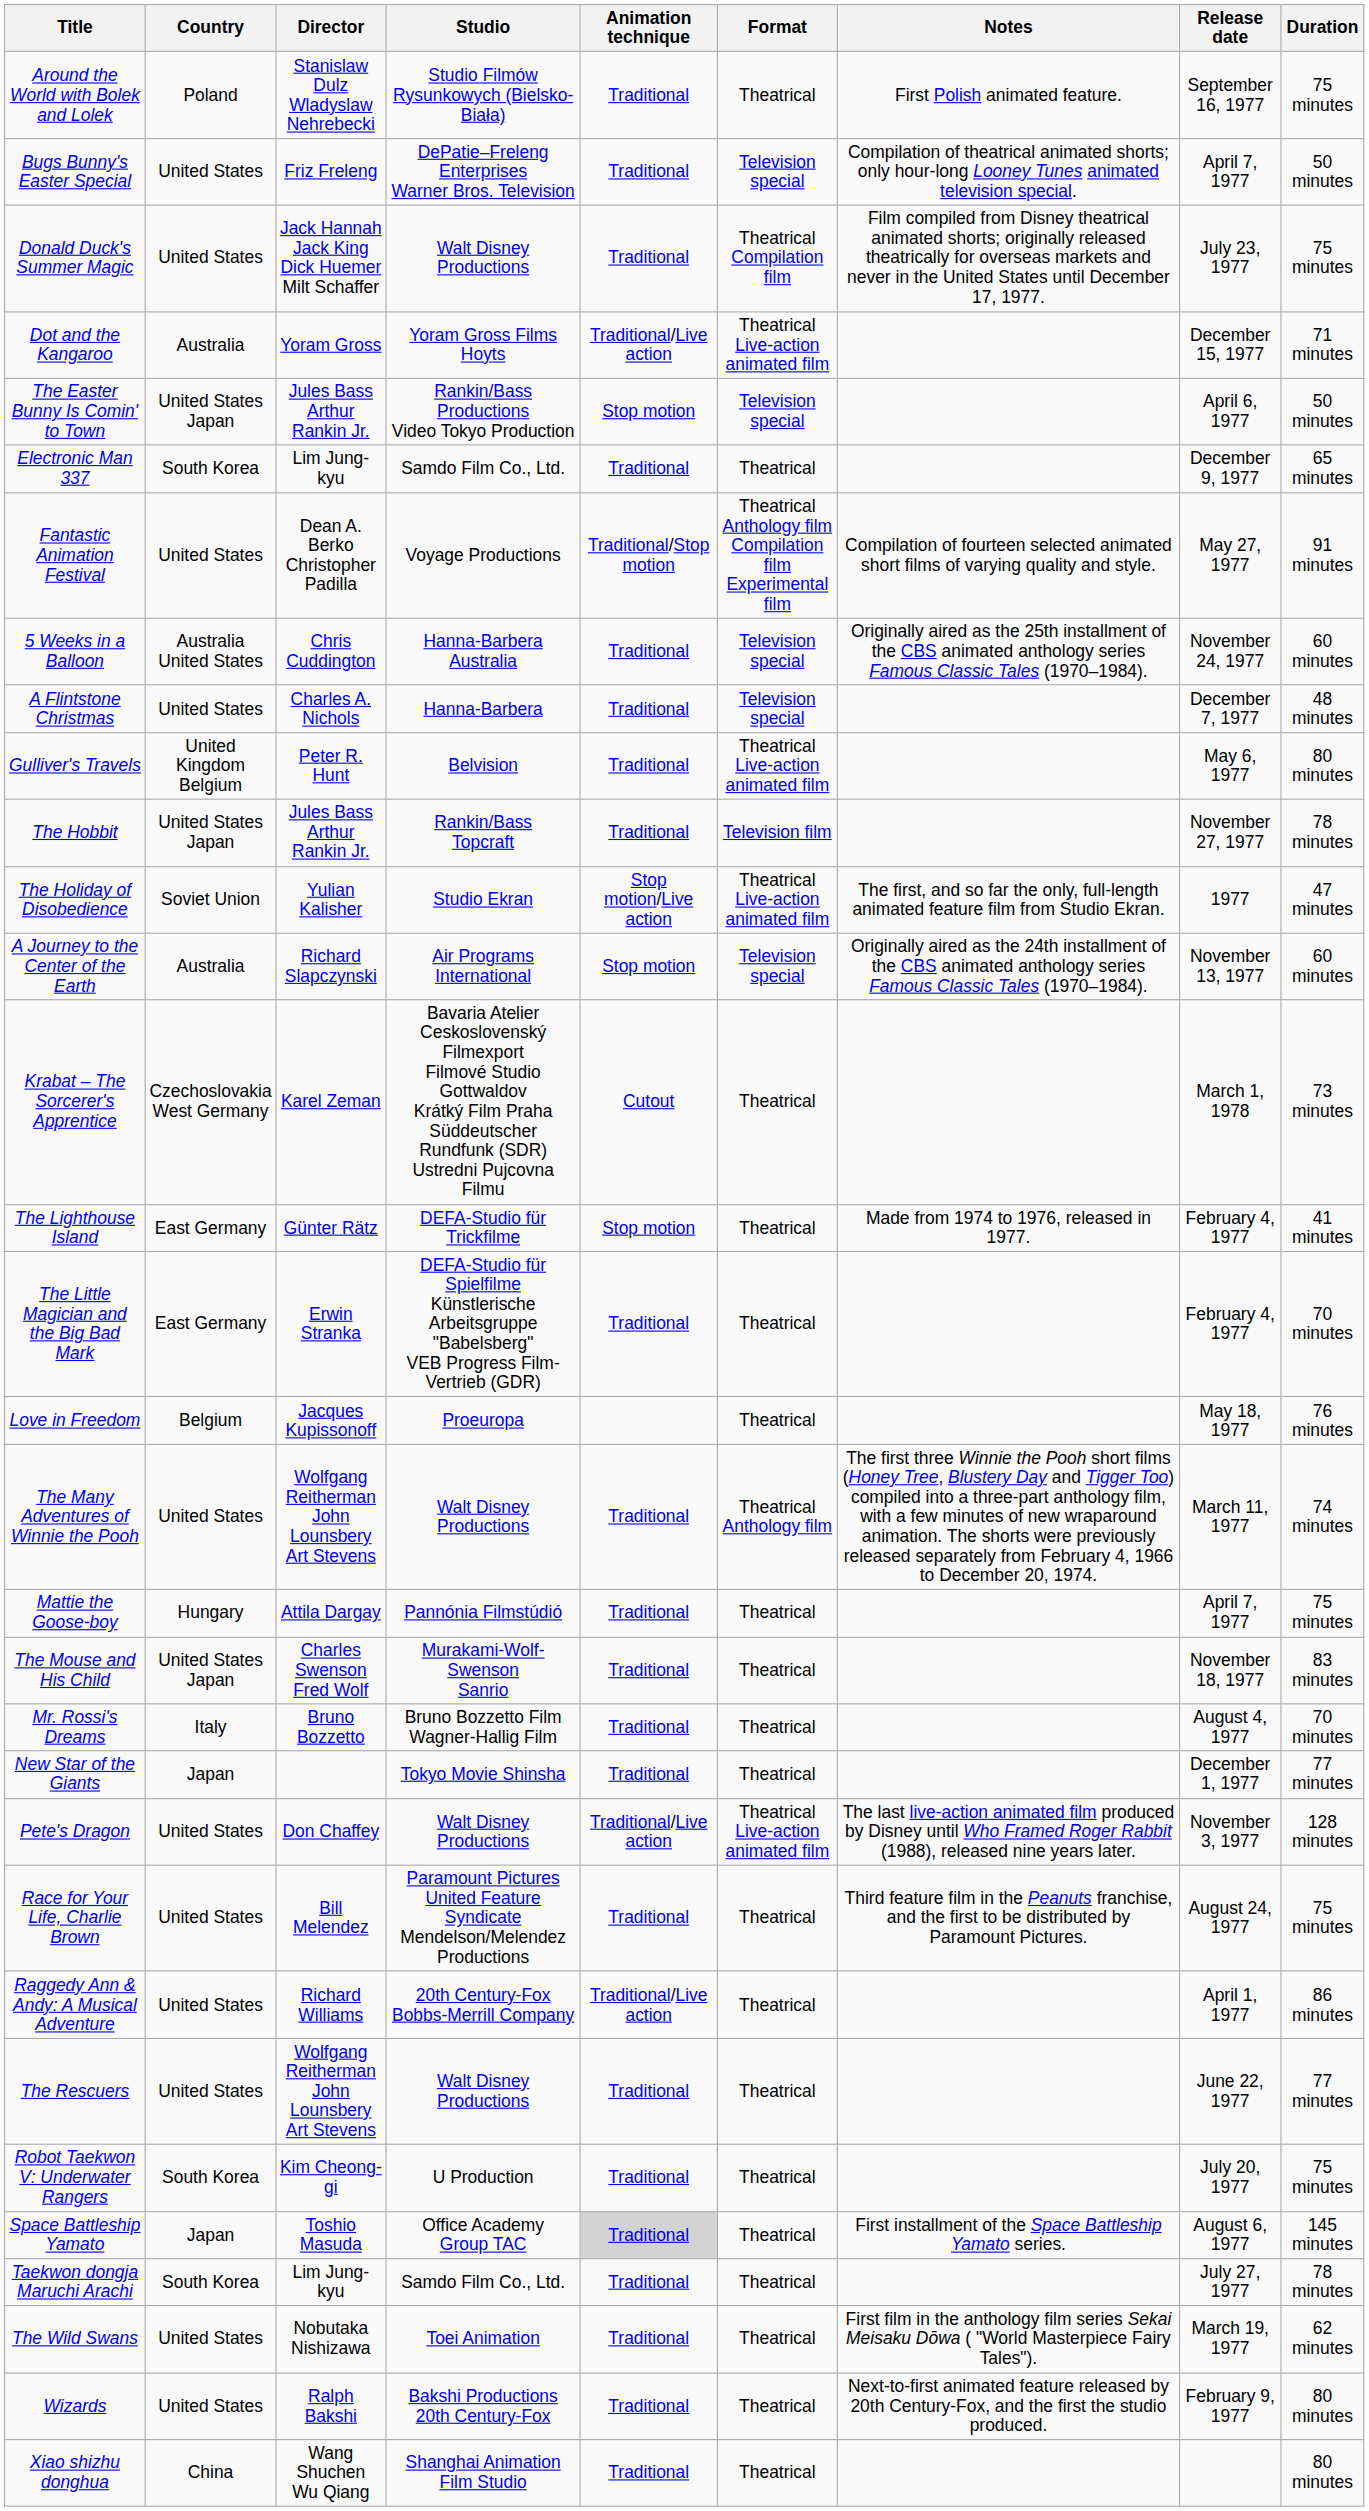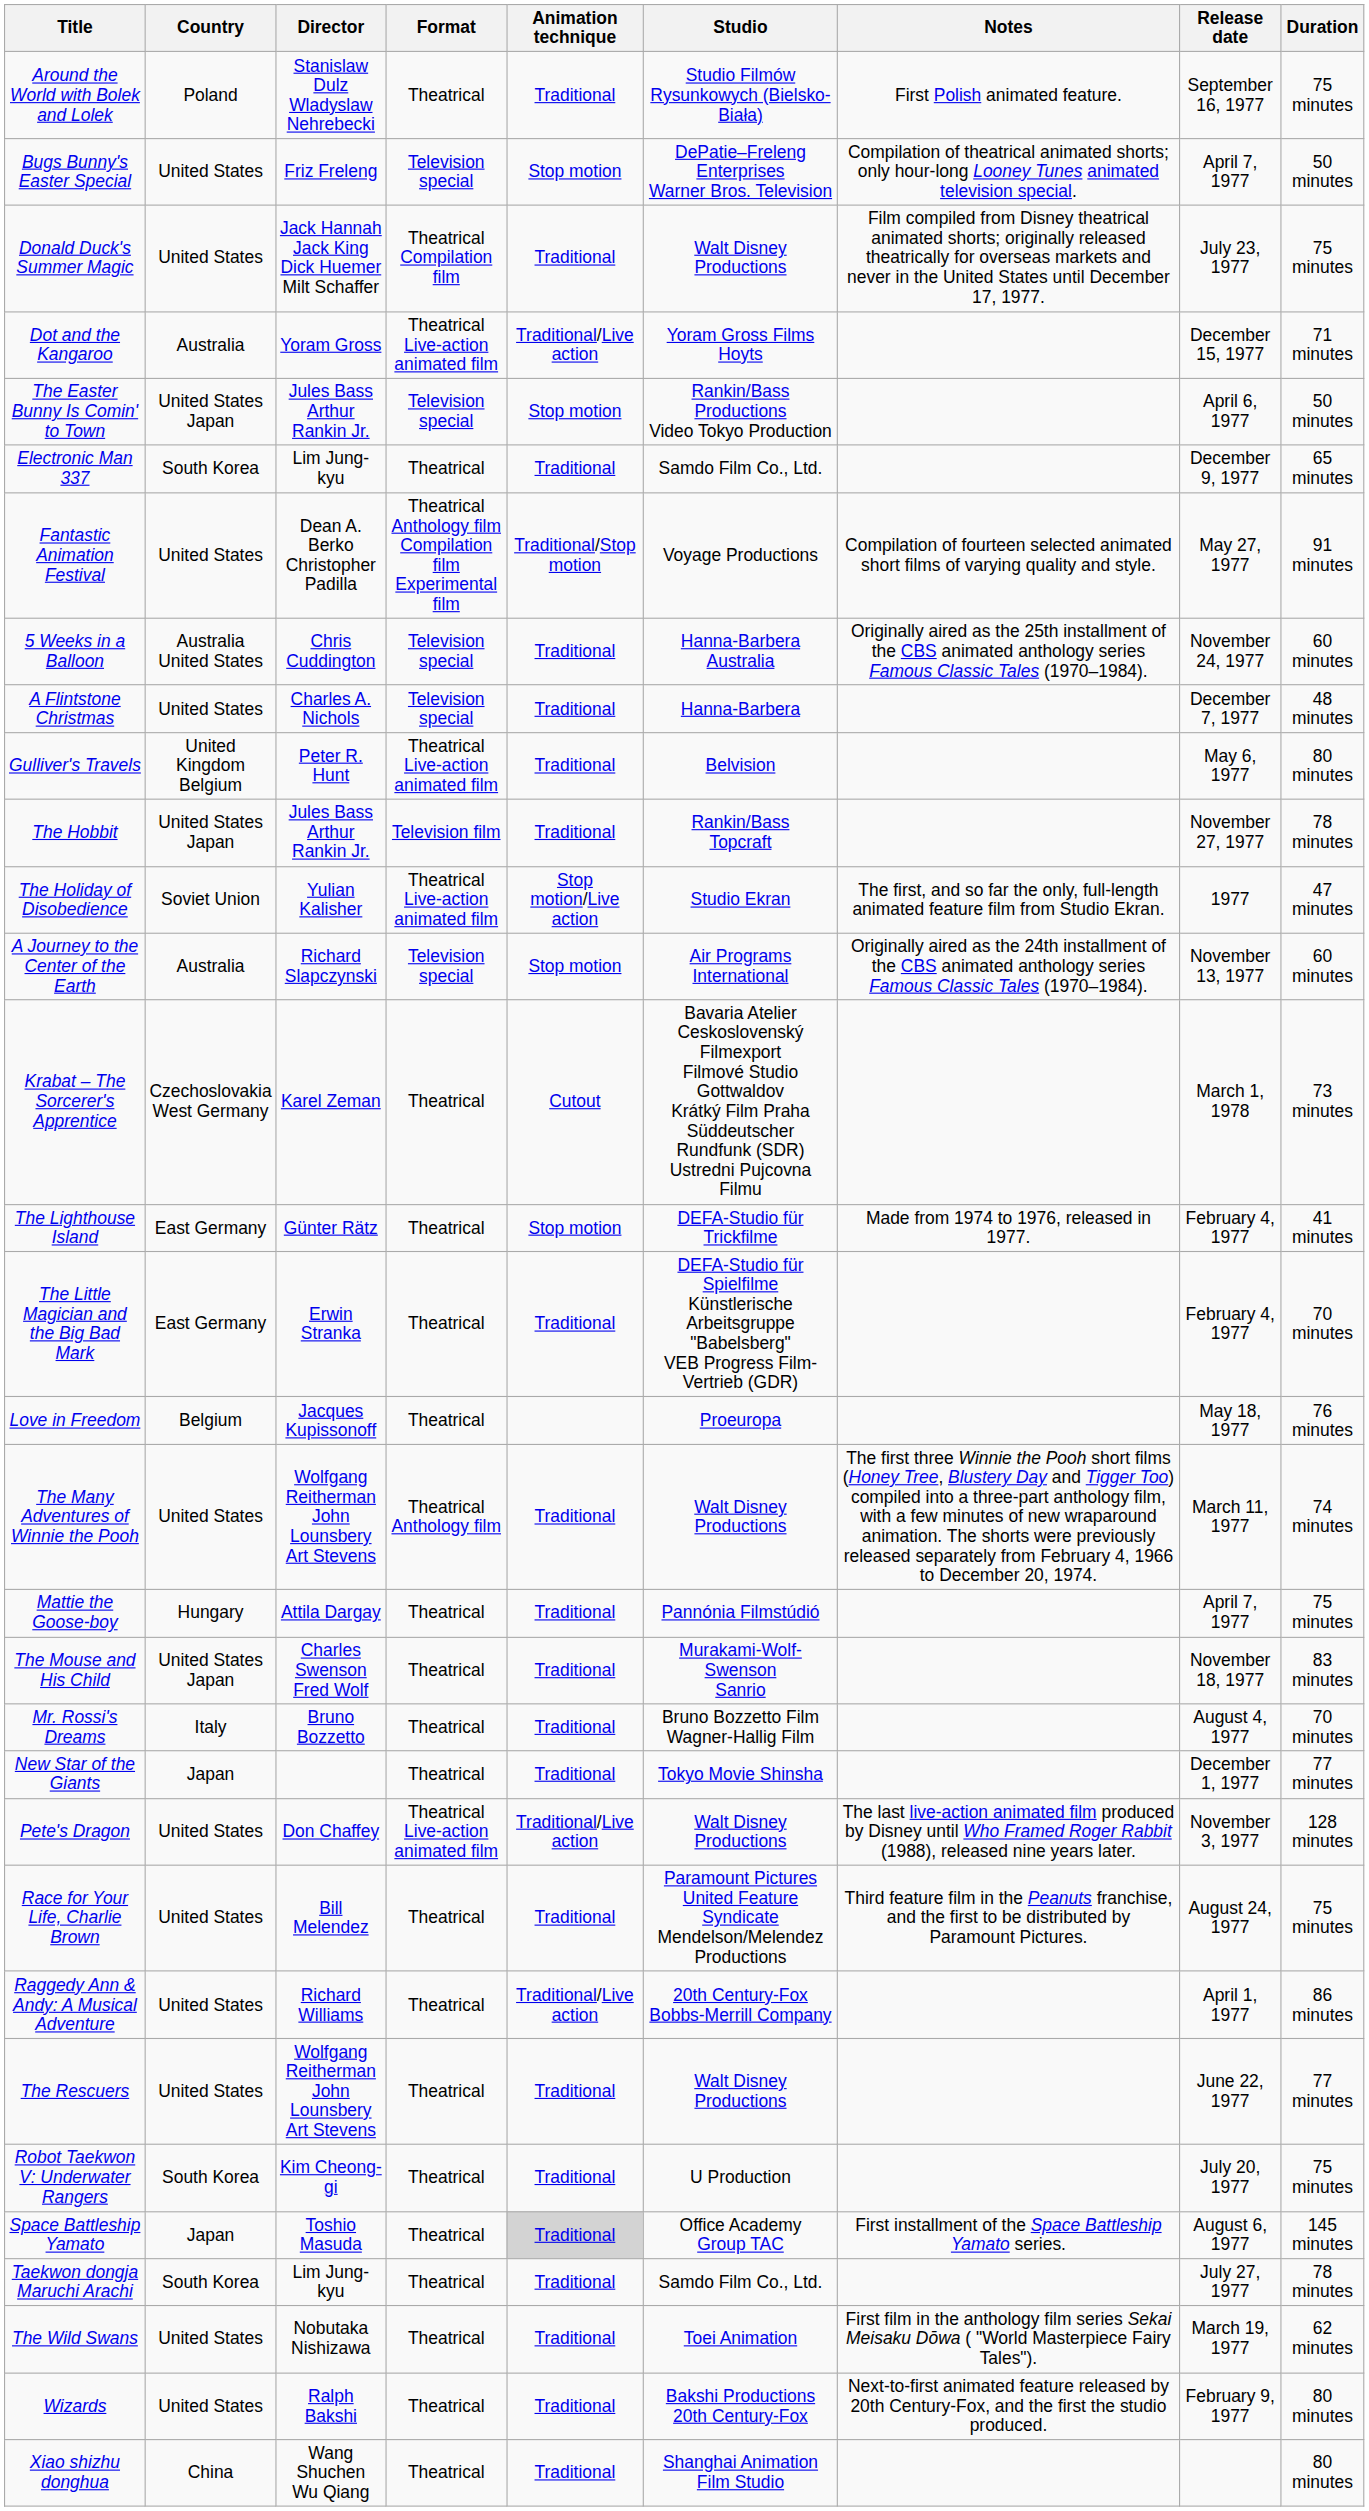columns swapped: (483, 28) <-> (777, 28)
(649, 171) Traditional -> (575, 171) Stop motion
